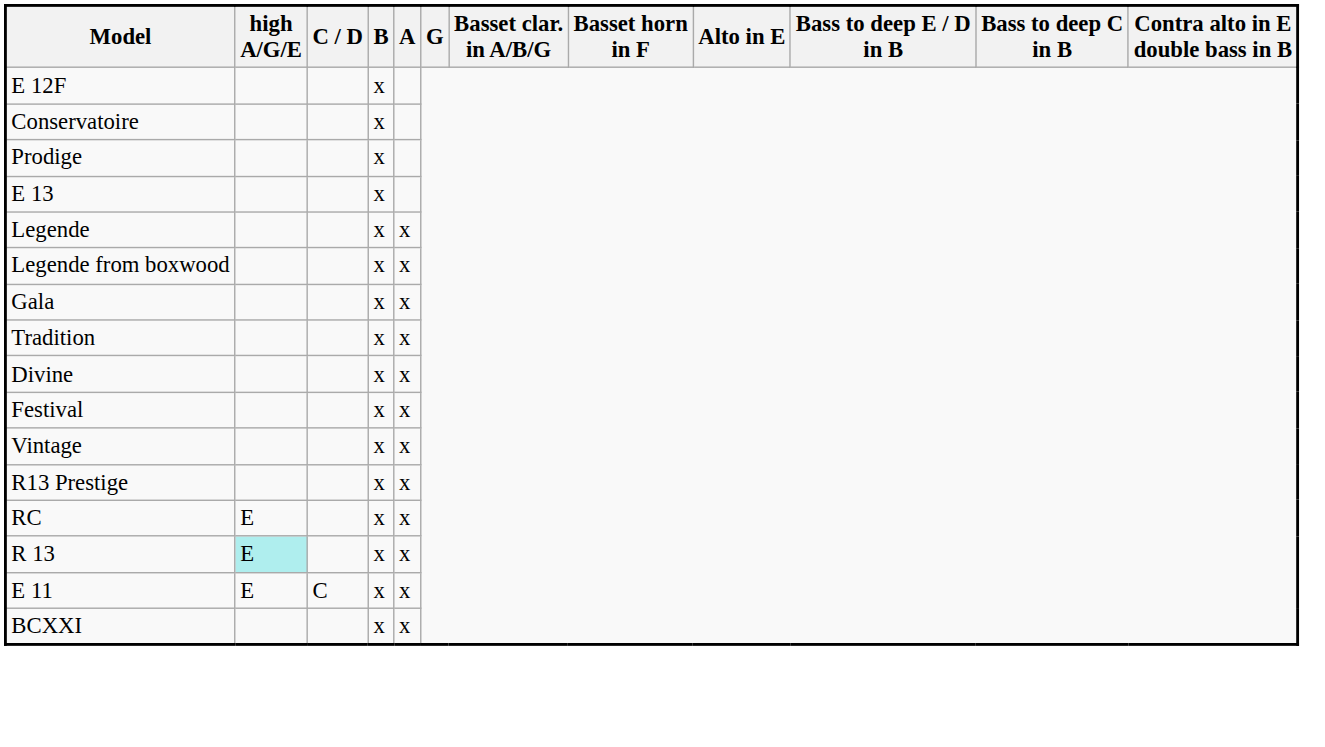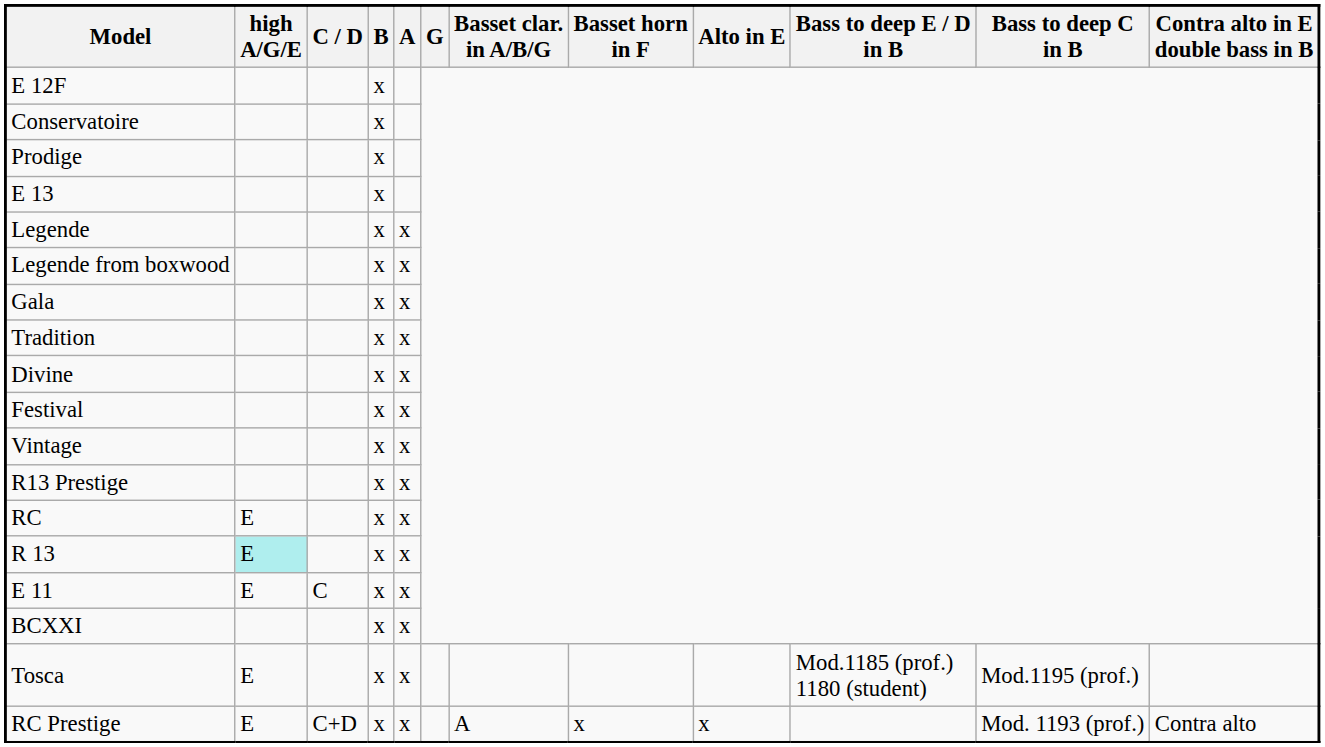+ row: (38, 674)
+ row: (66, 723)
